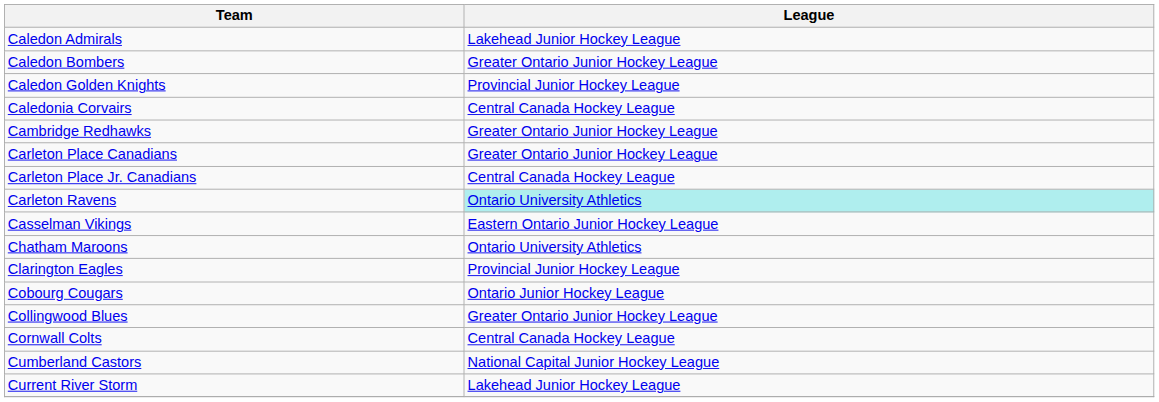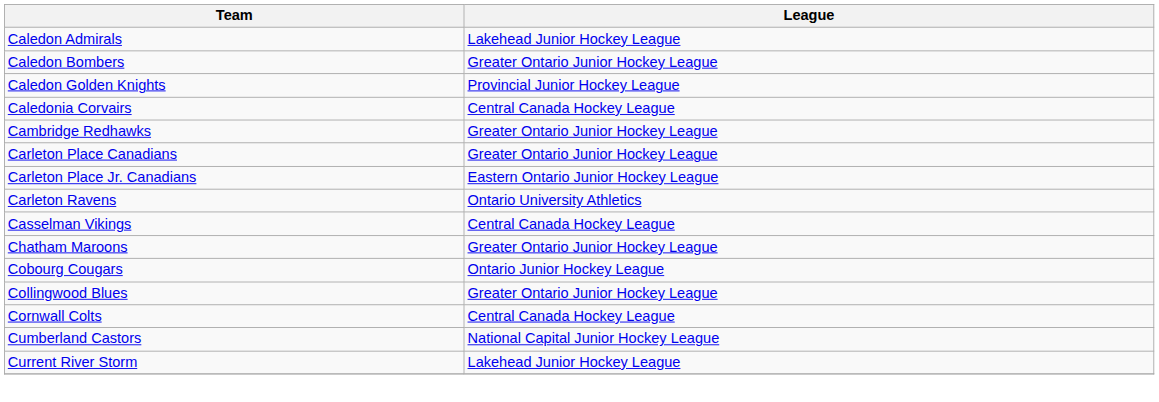(571, 177) Central Canada Hockey League -> (593, 177) Eastern Ontario Junior Hockey League
(555, 200) paleturquoise background -> (555, 200) no background
(593, 223) Eastern Ontario Junior Hockey League -> (571, 223) Central Canada Hockey League
(555, 246) Ontario University Athletics -> (593, 246) Greater Ontario Junior Hockey League
- row: (65, 270)
